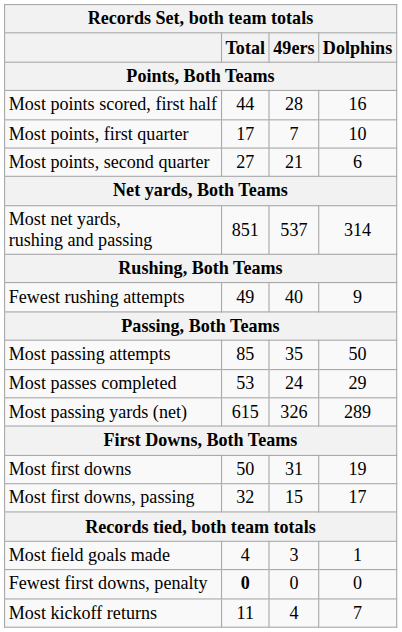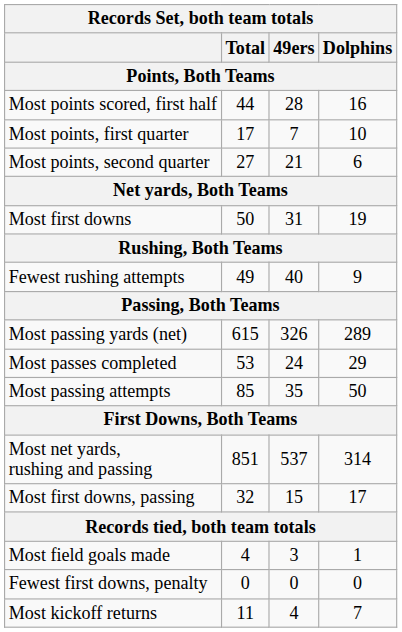rows swapped: (81, 229) <-> (70, 469)
rows swapped: (90, 354) <-> (98, 411)
(245, 583) bold -> (245, 583) normal
